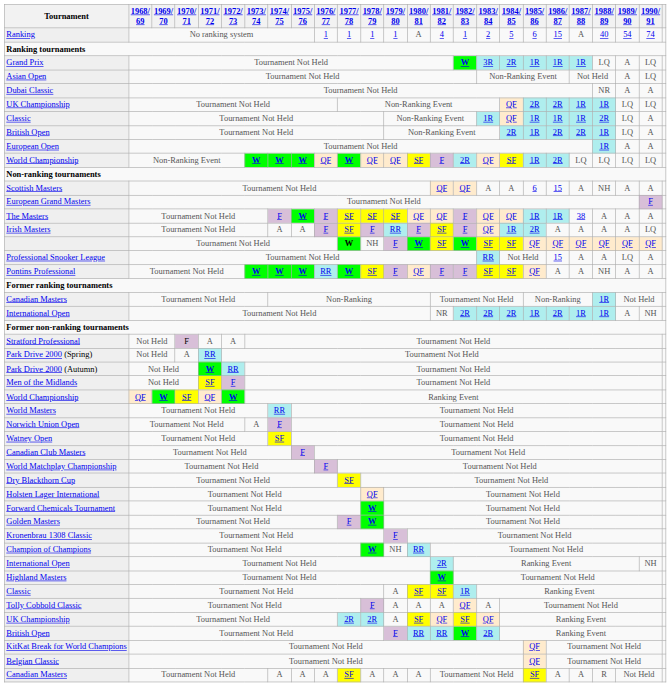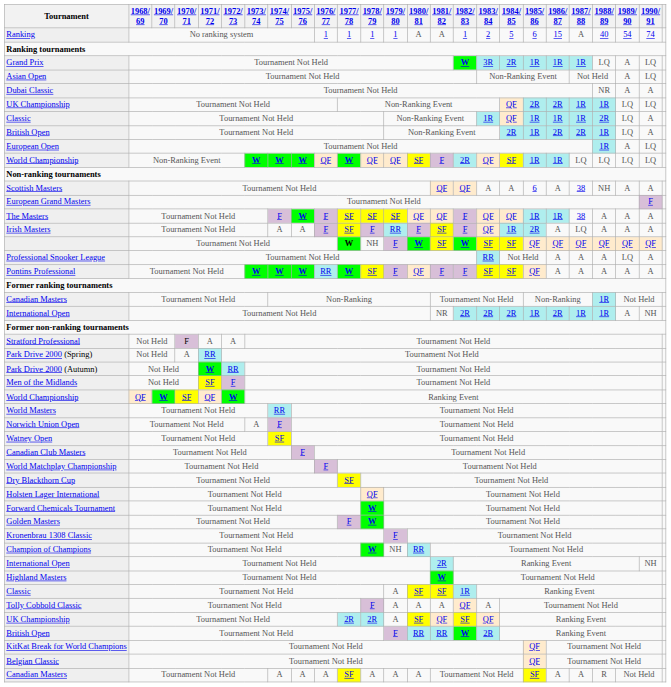(442, 34) 4 -> (442, 34) A
(651, 146) A -> (651, 146) LQ
(558, 160) 2R -> (558, 160) 1R
(558, 187) 15 -> (558, 187) A
(581, 187) A -> (581, 187) 38
(581, 229) A -> (581, 229) LQ
(651, 229) LQ -> (651, 229) A
(558, 257) 15 -> (558, 257) A
(604, 271) NH -> (604, 271) A
